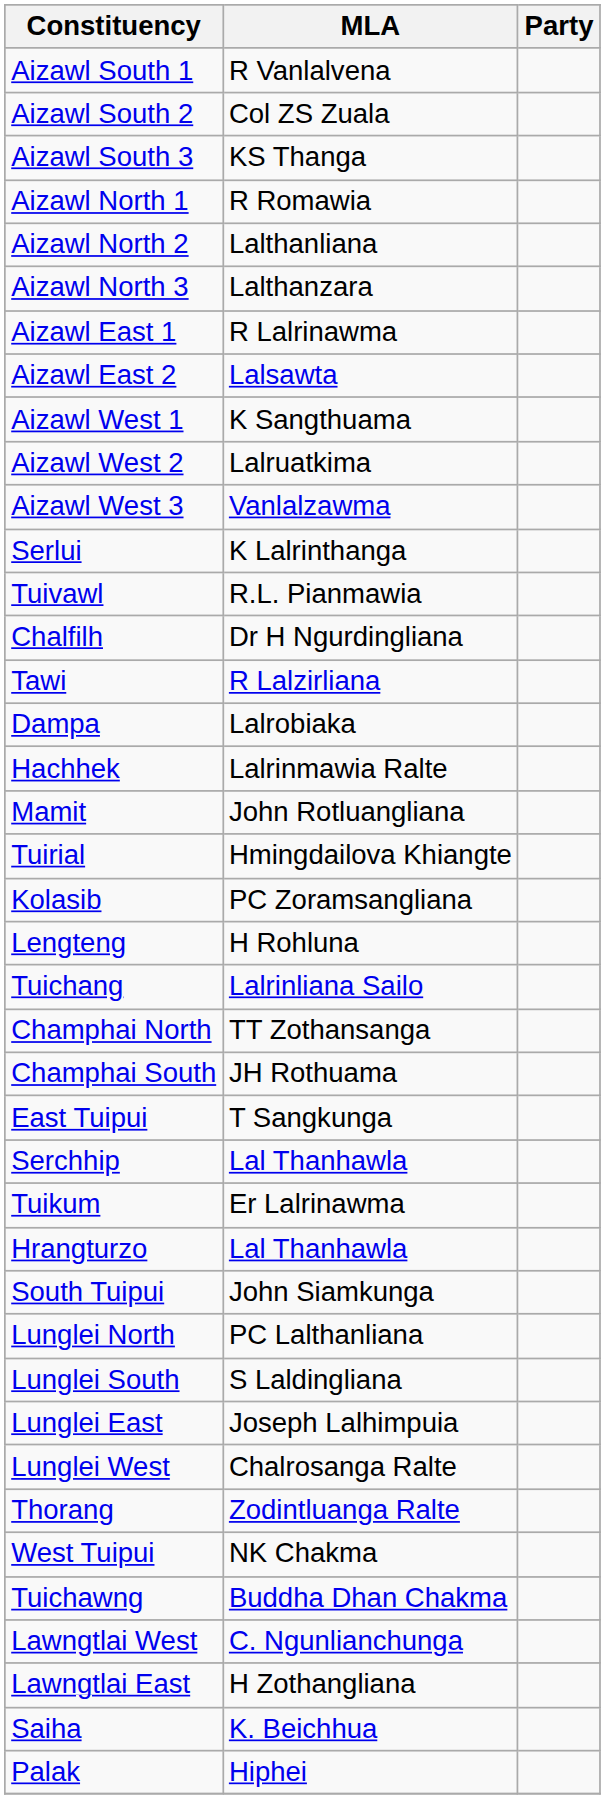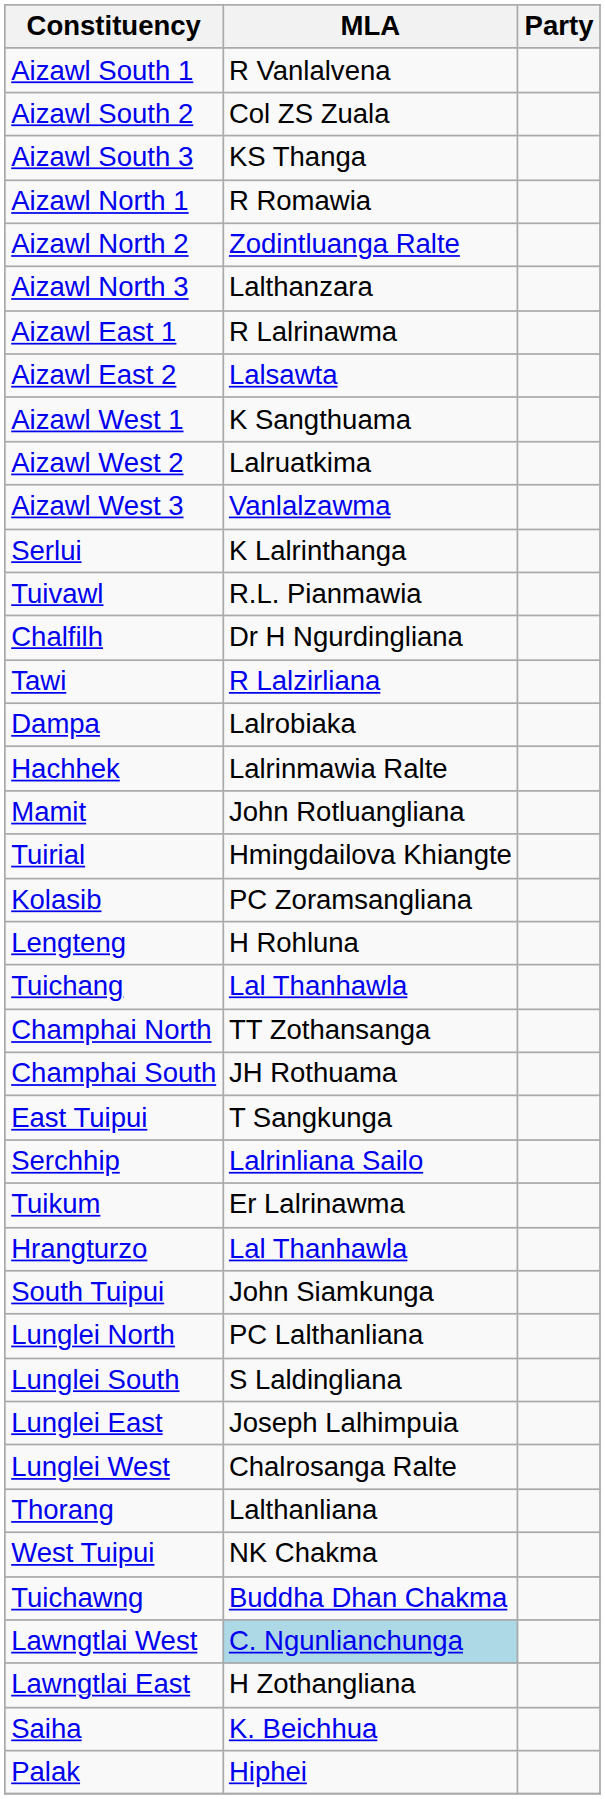(303, 244) Lalthanliana -> (344, 244) Zodintluanga Ralte
(326, 986) Lalrinliana Sailo -> (318, 986) Lal Thanhawla
(318, 1161) Lal Thanhawla -> (326, 1161) Lalrinliana Sailo
(344, 1510) Zodintluanga Ralte -> (303, 1510) Lalthanliana
(346, 1641) no background -> (346, 1641) lightblue background
